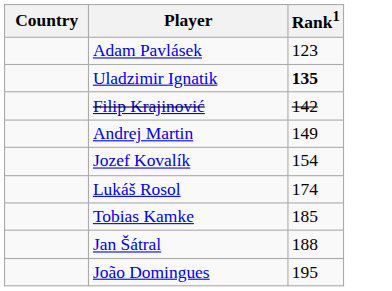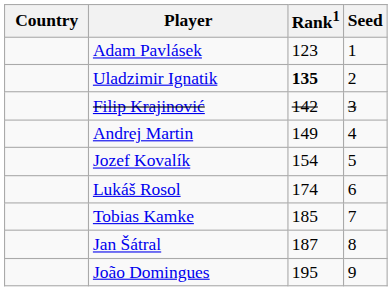+ column: (365, 20)
(305, 244) 188 -> (305, 244) 187
